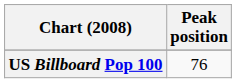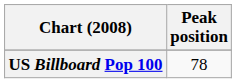(199, 63) 76 -> (199, 63) 78
